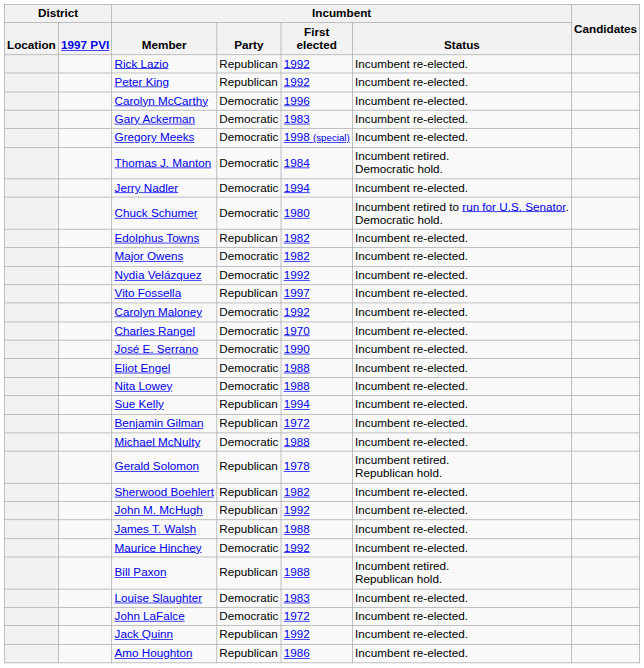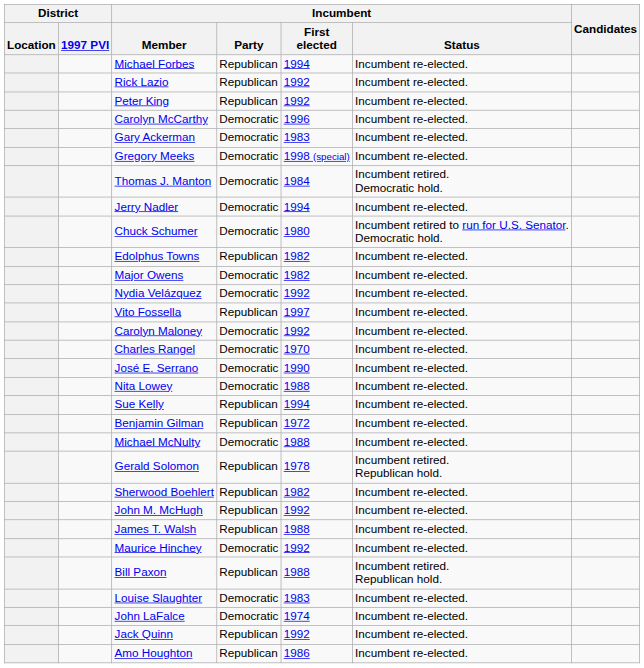+ row: (154, 63)
- row: (142, 368)
(297, 616) 1972 -> (297, 616) 1974
